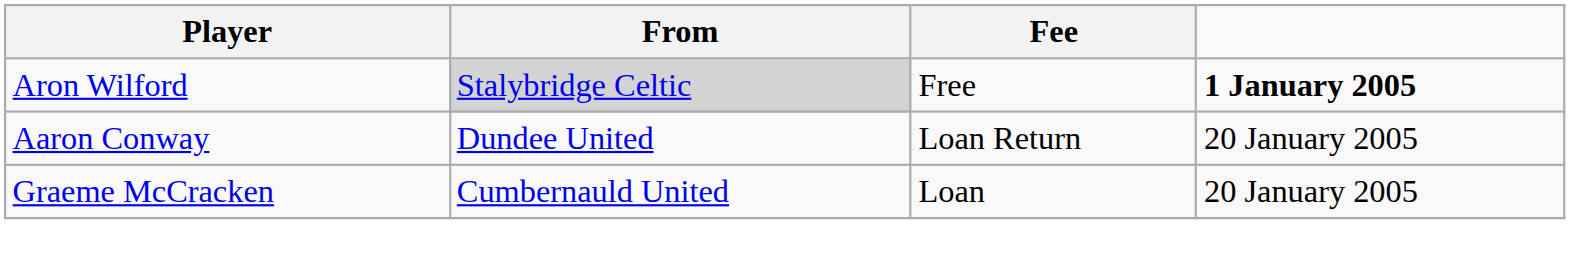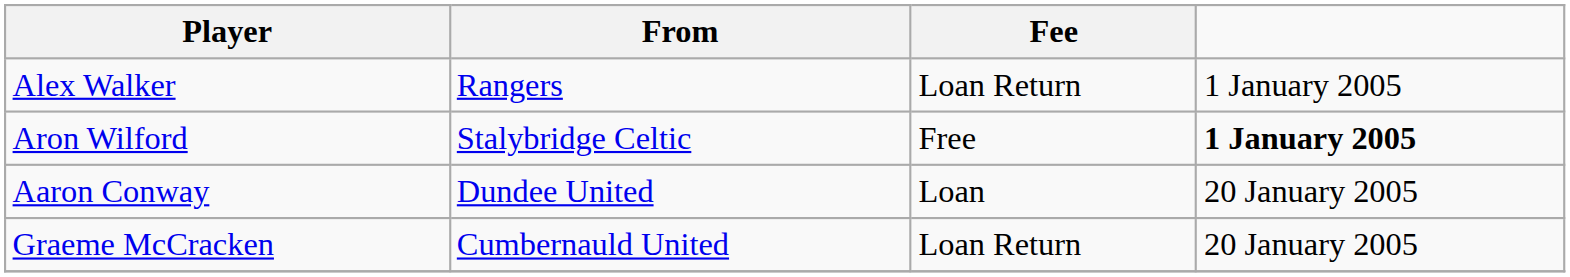+ row: (94, 84)
(574, 84) lightgrey background -> (574, 138) no background
(1000, 138) Loan Return -> (952, 191) Loan
(952, 191) Loan -> (1000, 244) Loan Return
